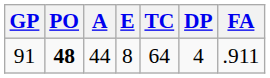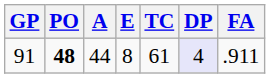(159, 55) 64 -> (159, 55) 61
(198, 55) no background -> (198, 55) lavender background
